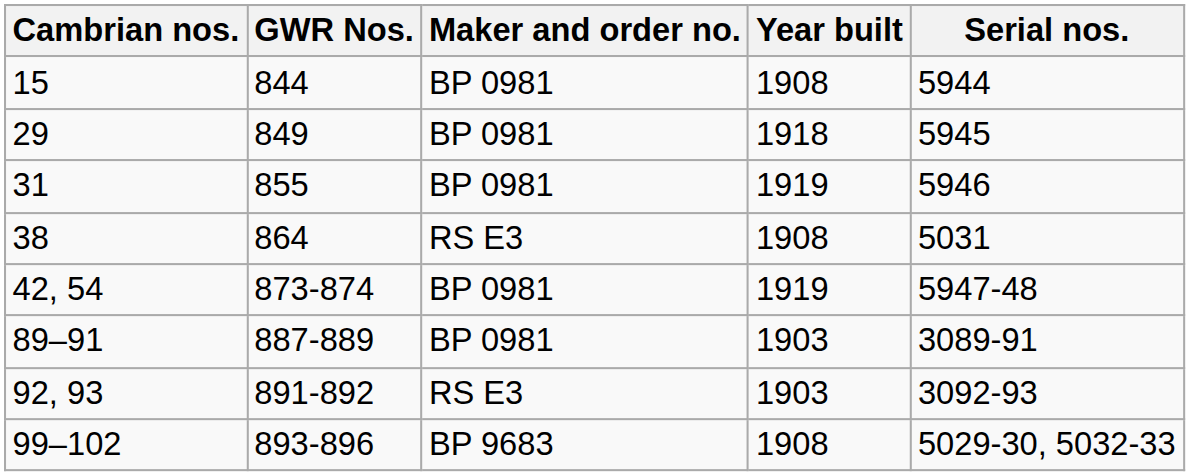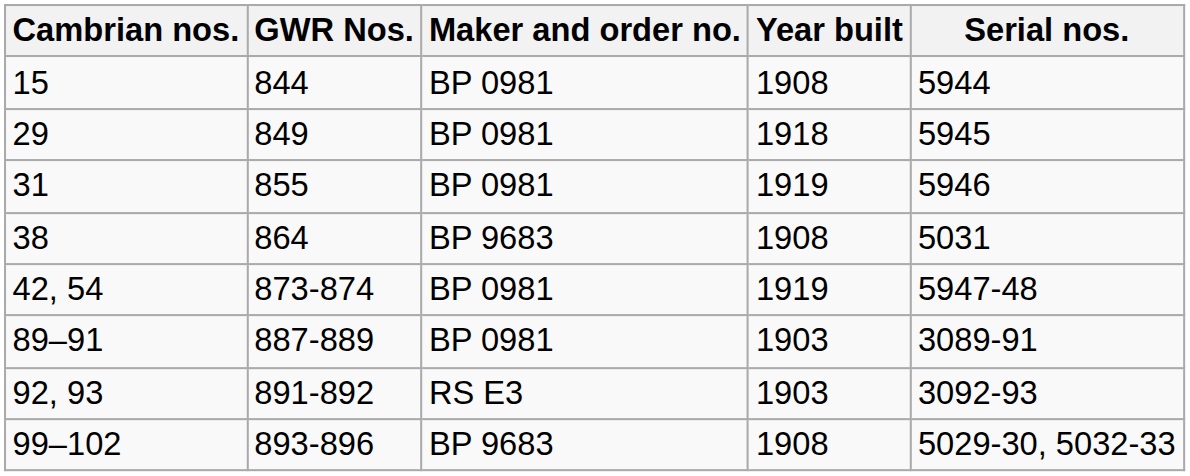(476, 237) RS E3 -> (491, 237) BP 9683
